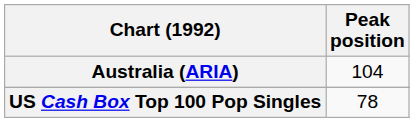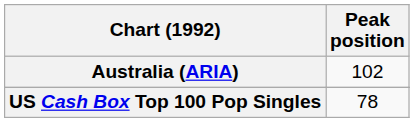(367, 71) 104 -> (367, 71) 102
